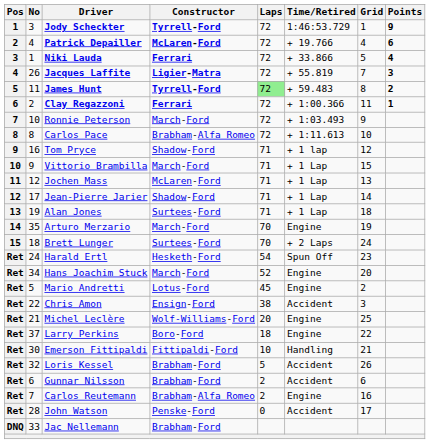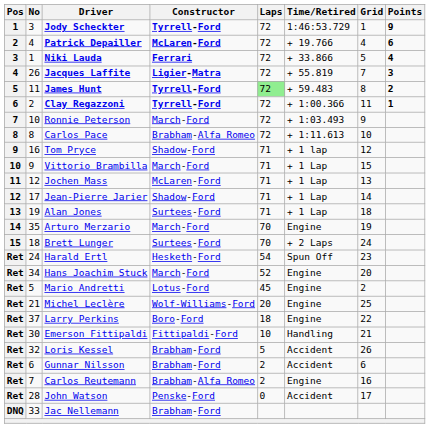(172, 105) Ferrari -> (186, 105) Tyrrell-Ford
- row: (73, 304)
